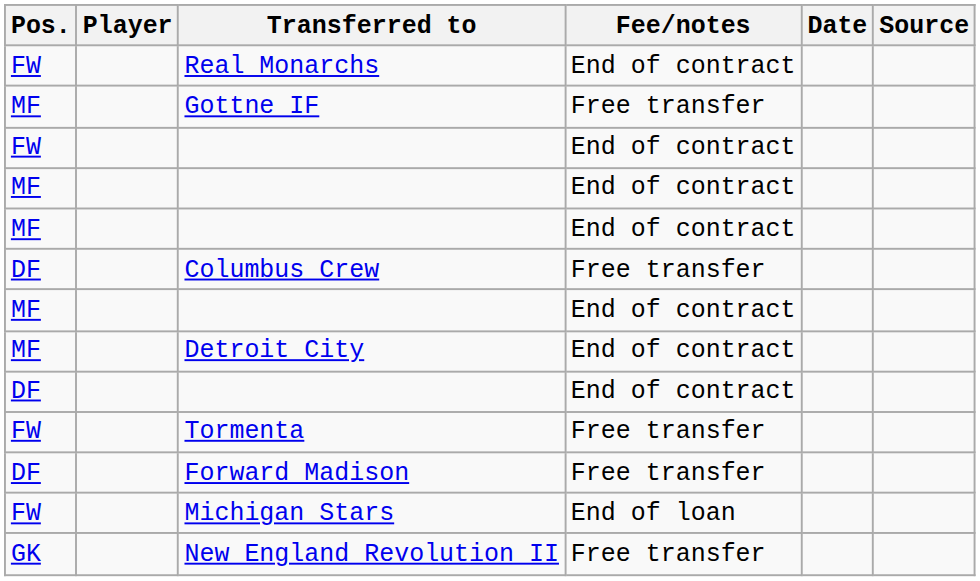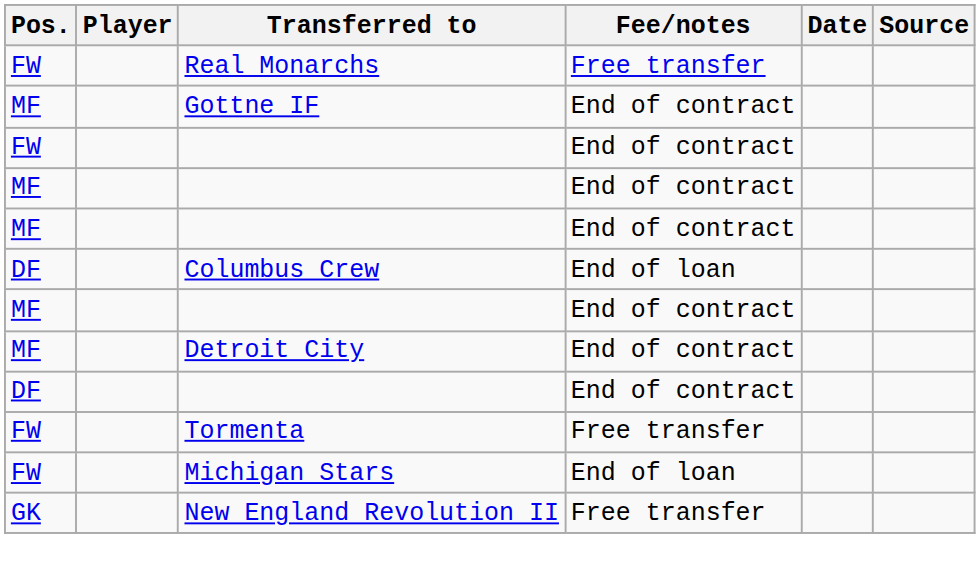(683, 66) End of contract -> (668, 66) Free transfer
(668, 107) Free transfer -> (683, 107) End of contract
(668, 269) Free transfer -> (653, 269) End of loan
- row: (26, 473)
